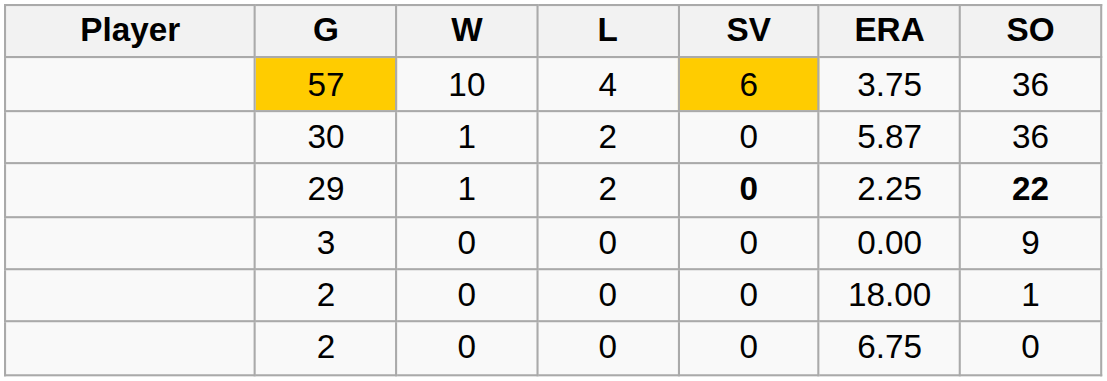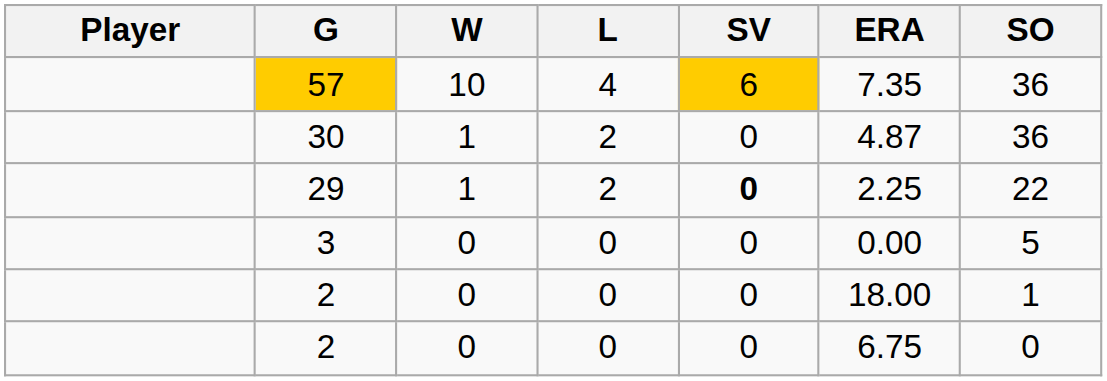(890, 83) 3.75 -> (890, 83) 7.35
(890, 136) 5.87 -> (890, 136) 4.87
(1030, 189) bold -> (1030, 189) normal
(1031, 242) 9 -> (1031, 242) 5
